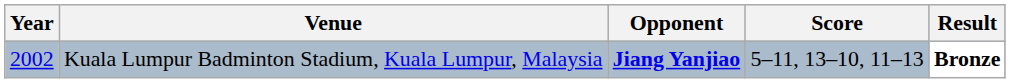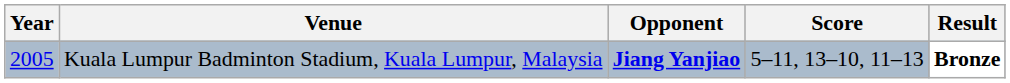(32, 59) 2002 -> (32, 59) 2005
